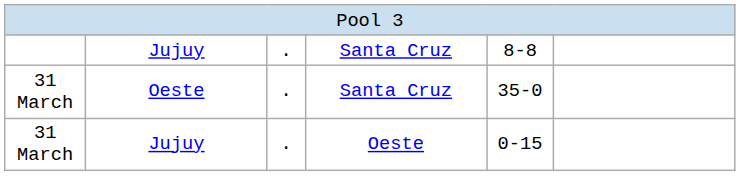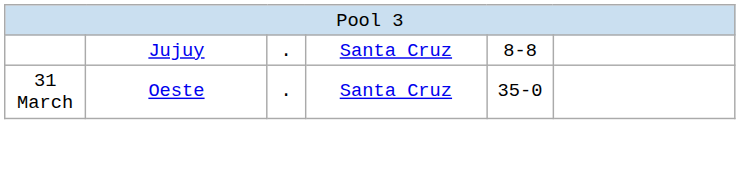- row: (45, 144)
